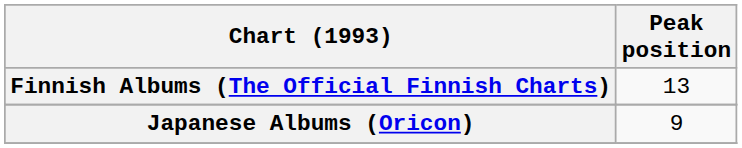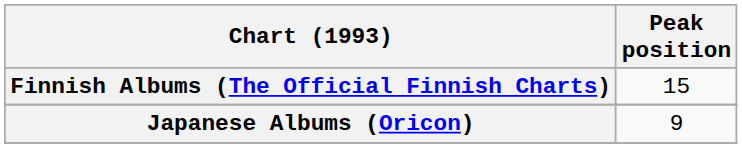(676, 87) 13 -> (676, 87) 15
